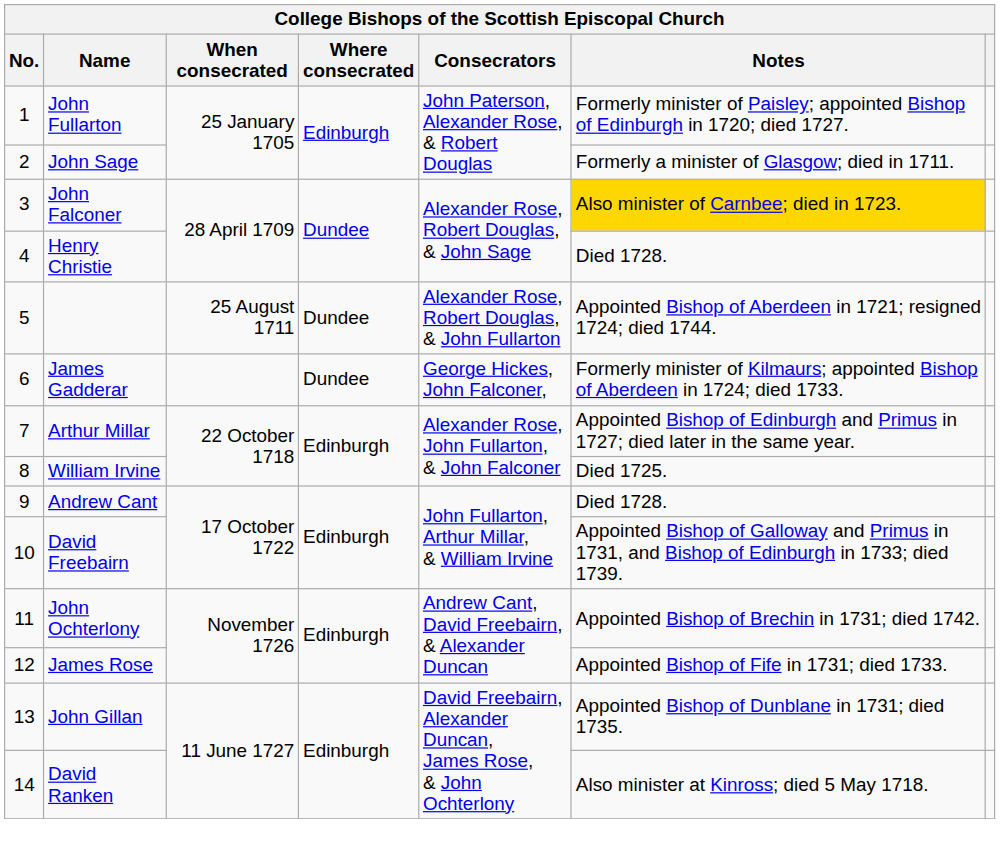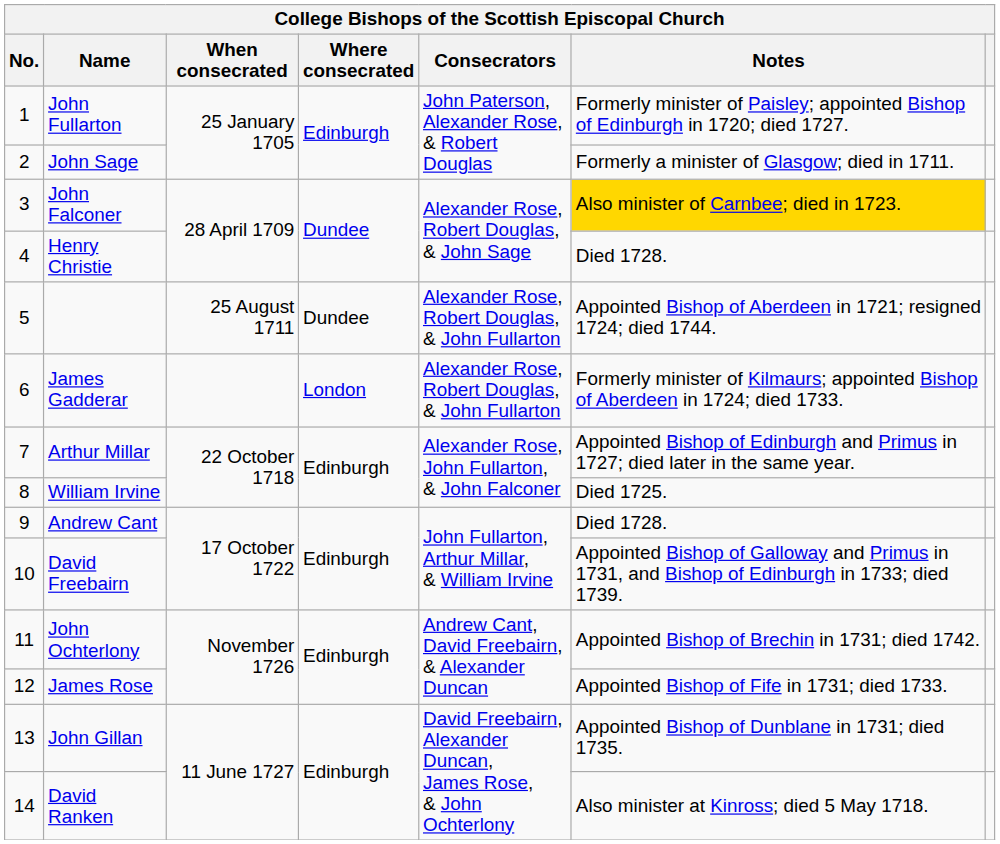(336, 379) Dundee -> (335, 390) London
(488, 379) George Hickes, John Falconer, -> (493, 390) Alexander Rose, Robert Douglas, & John Fullarton
